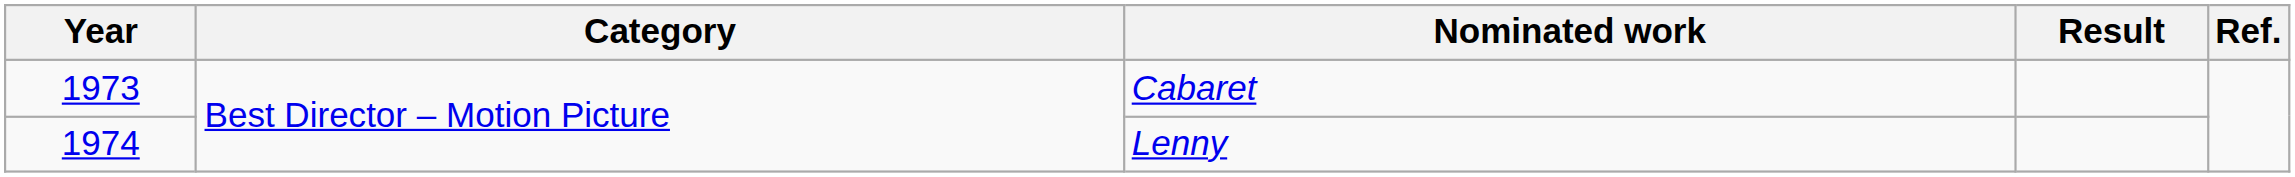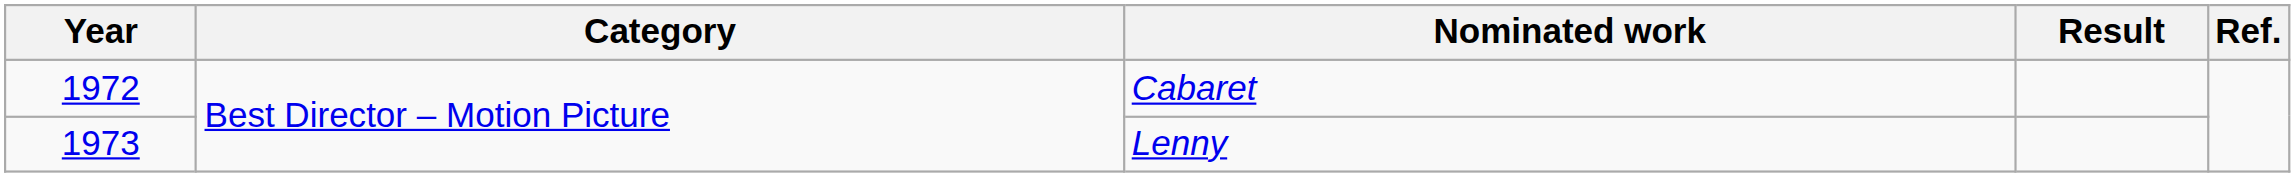(101, 87) 1973 -> (101, 87) 1972
(101, 143) 1974 -> (101, 143) 1973
